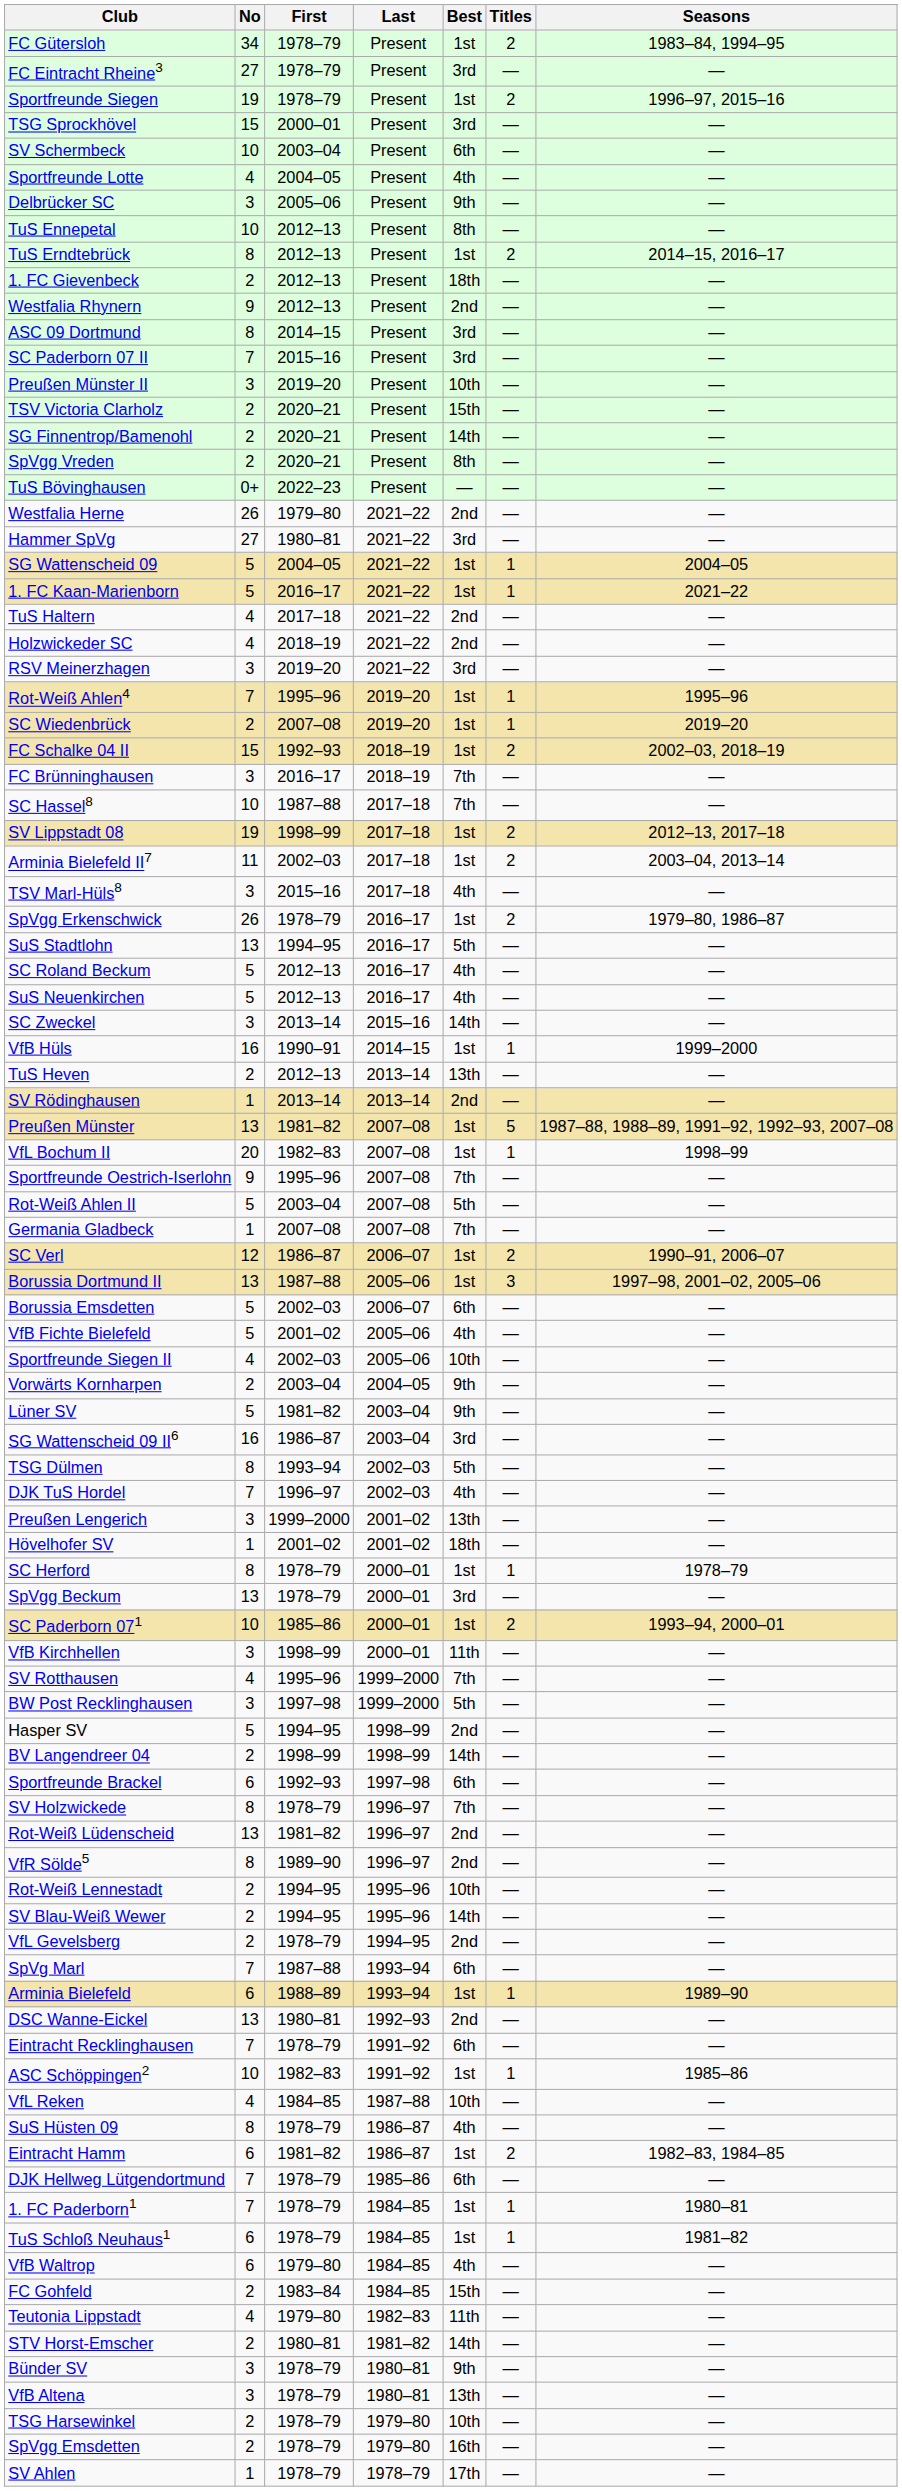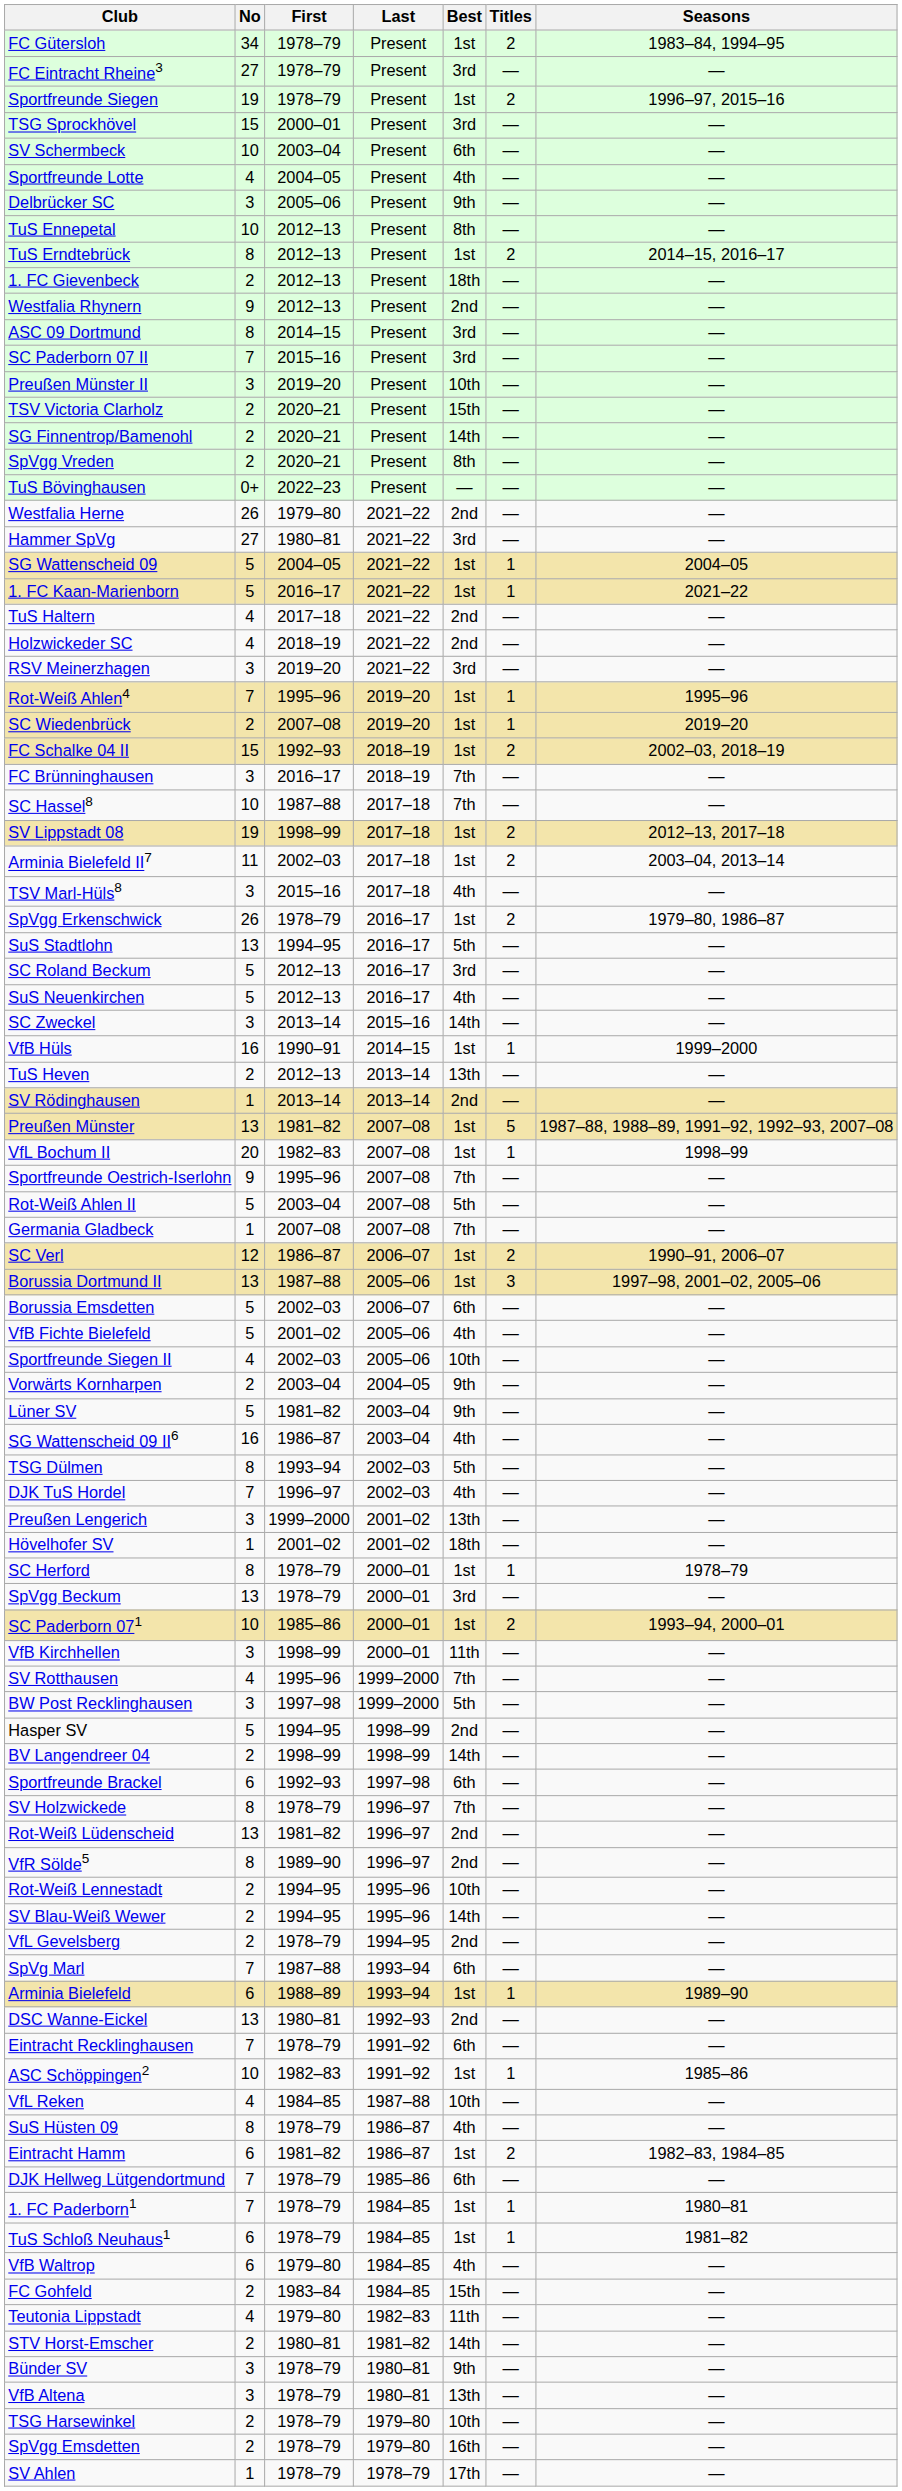(464, 971) 4th -> (464, 971) 3rd
(464, 1439) 3rd -> (464, 1439) 4th
